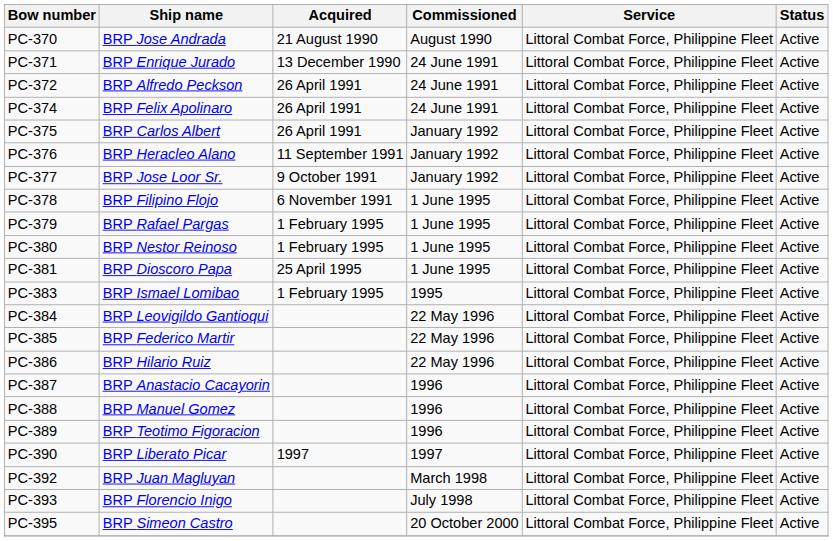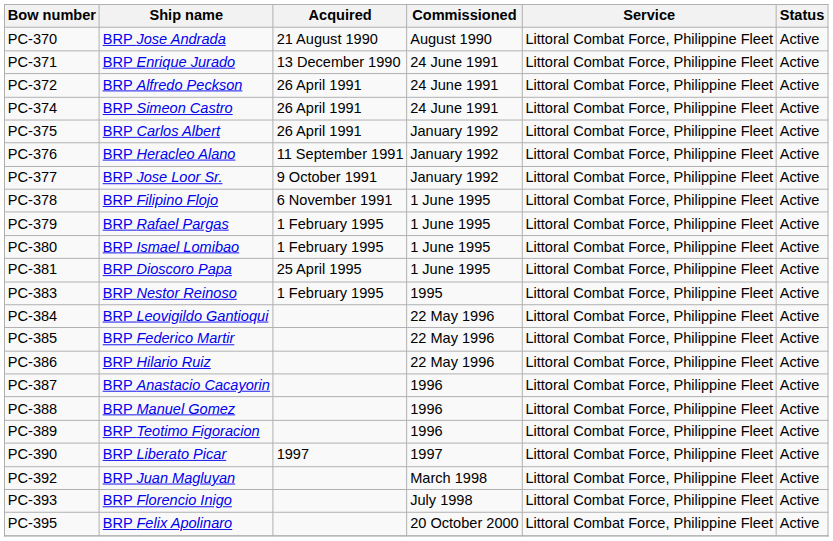(167, 108) BRP Felix Apolinaro -> (168, 108) BRP Simeon Castro
(170, 246) BRP Nestor Reinoso -> (171, 246) BRP Ismael Lomibao
(171, 293) BRP Ismael Lomibao -> (170, 293) BRP Nestor Reinoso
(168, 524) BRP Simeon Castro -> (167, 524) BRP Felix Apolinaro
